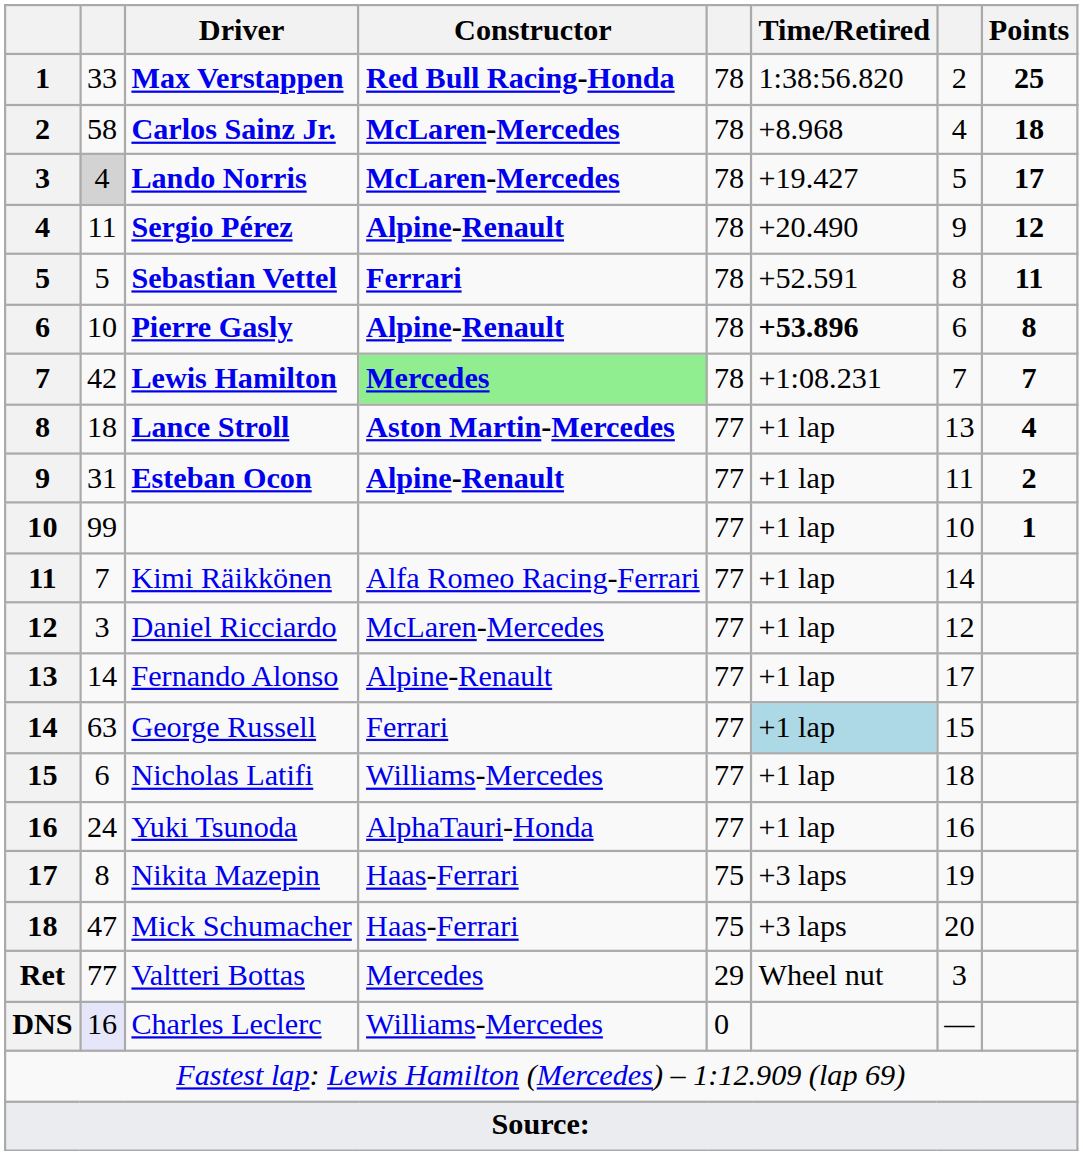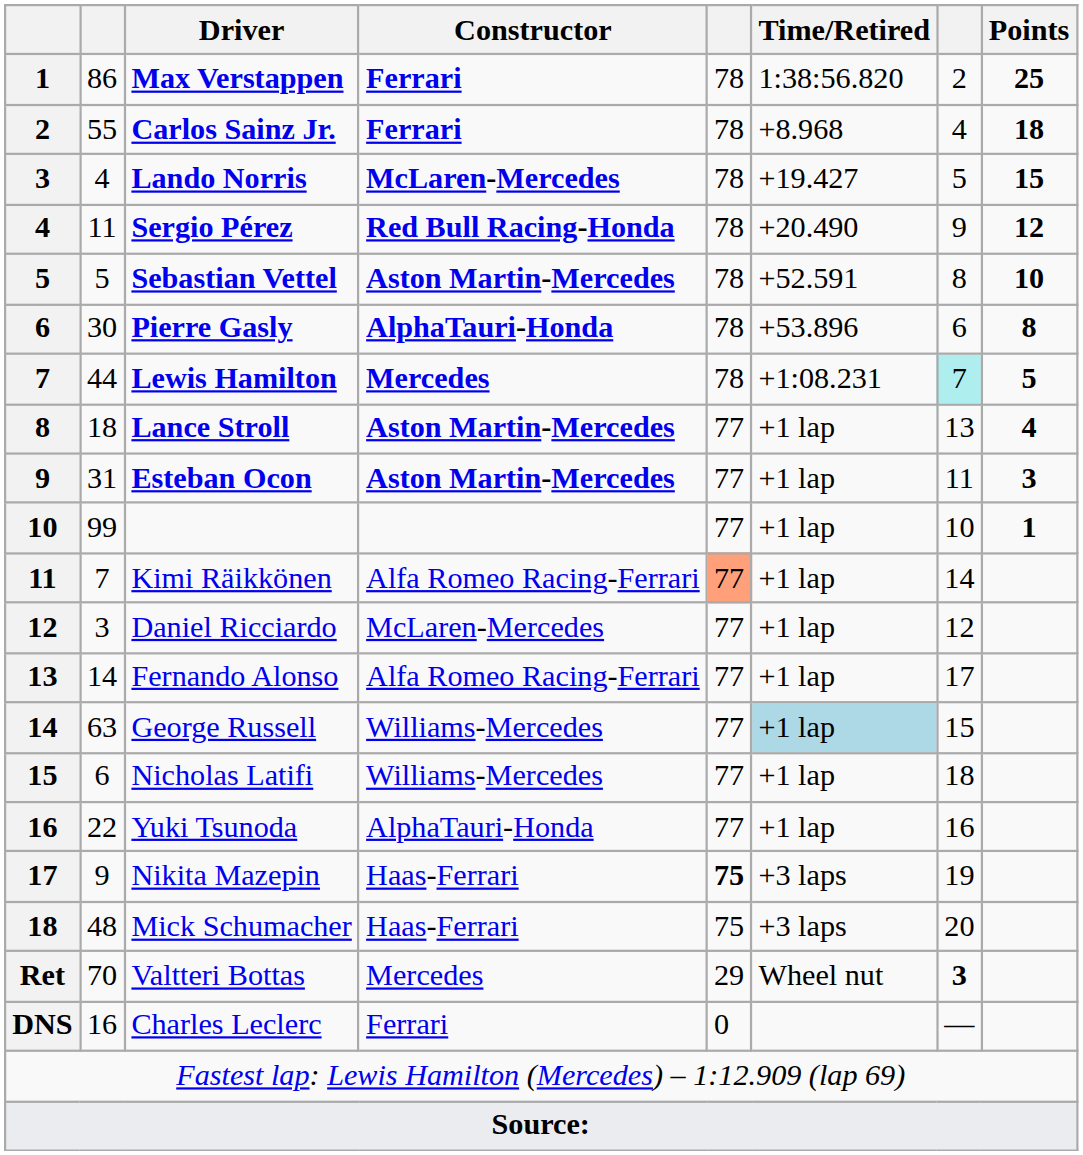(102, 78) 33 -> (102, 78) 86
(520, 78) Red Bull Racing-Honda -> (414, 78) Ferrari
(102, 128) 58 -> (102, 128) 55
(493, 128) McLaren-Mercedes -> (414, 128) Ferrari
(102, 178) lightgrey background -> (102, 178) no background
(1029, 178) 17 -> (1029, 178) 15
(465, 228) Alpine-Renault -> (520, 228) Red Bull Racing-Honda
(414, 278) Ferrari -> (520, 278) Aston Martin-Mercedes
(1029, 278) 11 -> (1029, 278) 10
(102, 327) 10 -> (102, 327) 30
(465, 327) Alpine-Renault -> (490, 327) AlphaTauri-Honda
(809, 327) bold -> (808, 327) normal
(102, 377) 42 -> (102, 377) 44
(428, 377) lightgreen background -> (428, 377) no background
(959, 377) no background -> (959, 377) paleturquoise background
(1029, 377) 7 -> (1029, 377) 5
(465, 477) Alpine-Renault -> (520, 477) Aston Martin-Mercedes
(1029, 477) 2 -> (1029, 477) 3
(729, 576) no background -> (729, 576) lightsalmon background
(459, 676) Alpine-Renault -> (533, 676) Alfa Romeo Racing-Ferrari
(407, 726) Ferrari -> (485, 726) Williams-Mercedes
(102, 825) 24 -> (102, 825) 22
(102, 875) 8 -> (102, 875) 9
(729, 875) normal -> (729, 875) bold
(102, 925) 47 -> (102, 925) 48
(102, 975) 77 -> (102, 975) 70
(959, 975) normal -> (959, 975) bold
(102, 1025) lavender background -> (102, 1025) no background
(485, 1025) Williams-Mercedes -> (407, 1025) Ferrari
